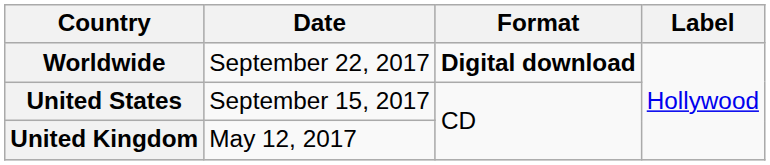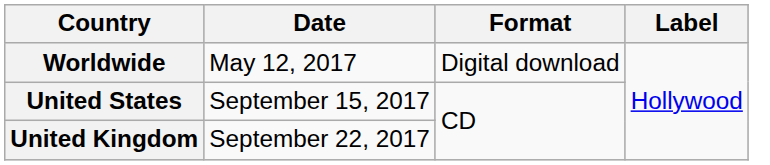(320, 62) September 22, 2017 -> (283, 62) May 12, 2017
(538, 62) bold -> (530, 62) normal
(283, 139) May 12, 2017 -> (320, 139) September 22, 2017
